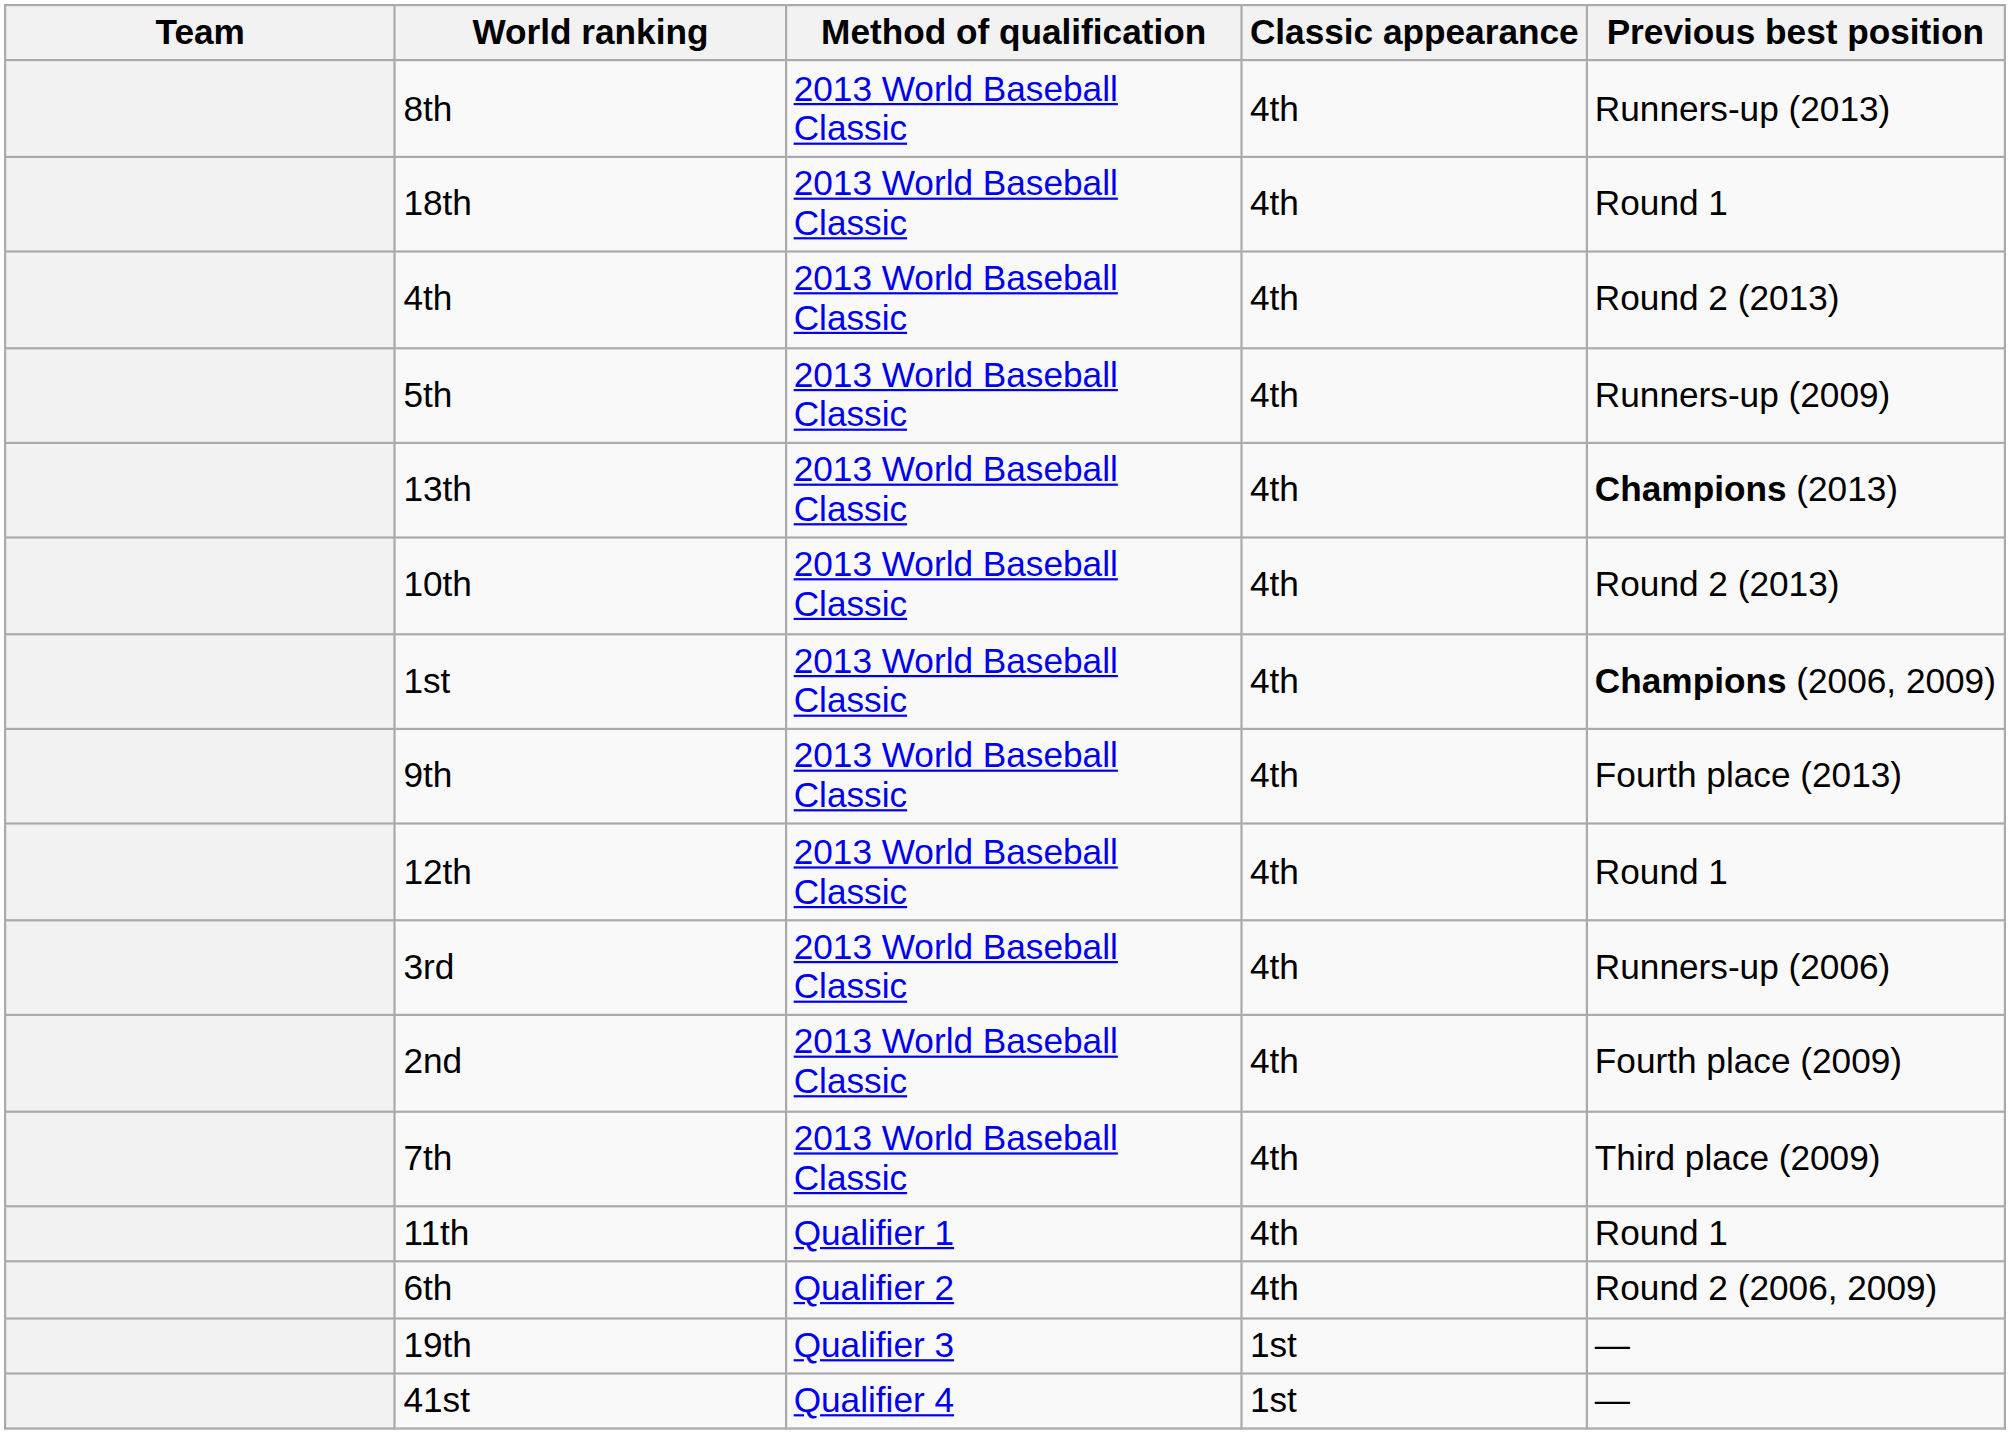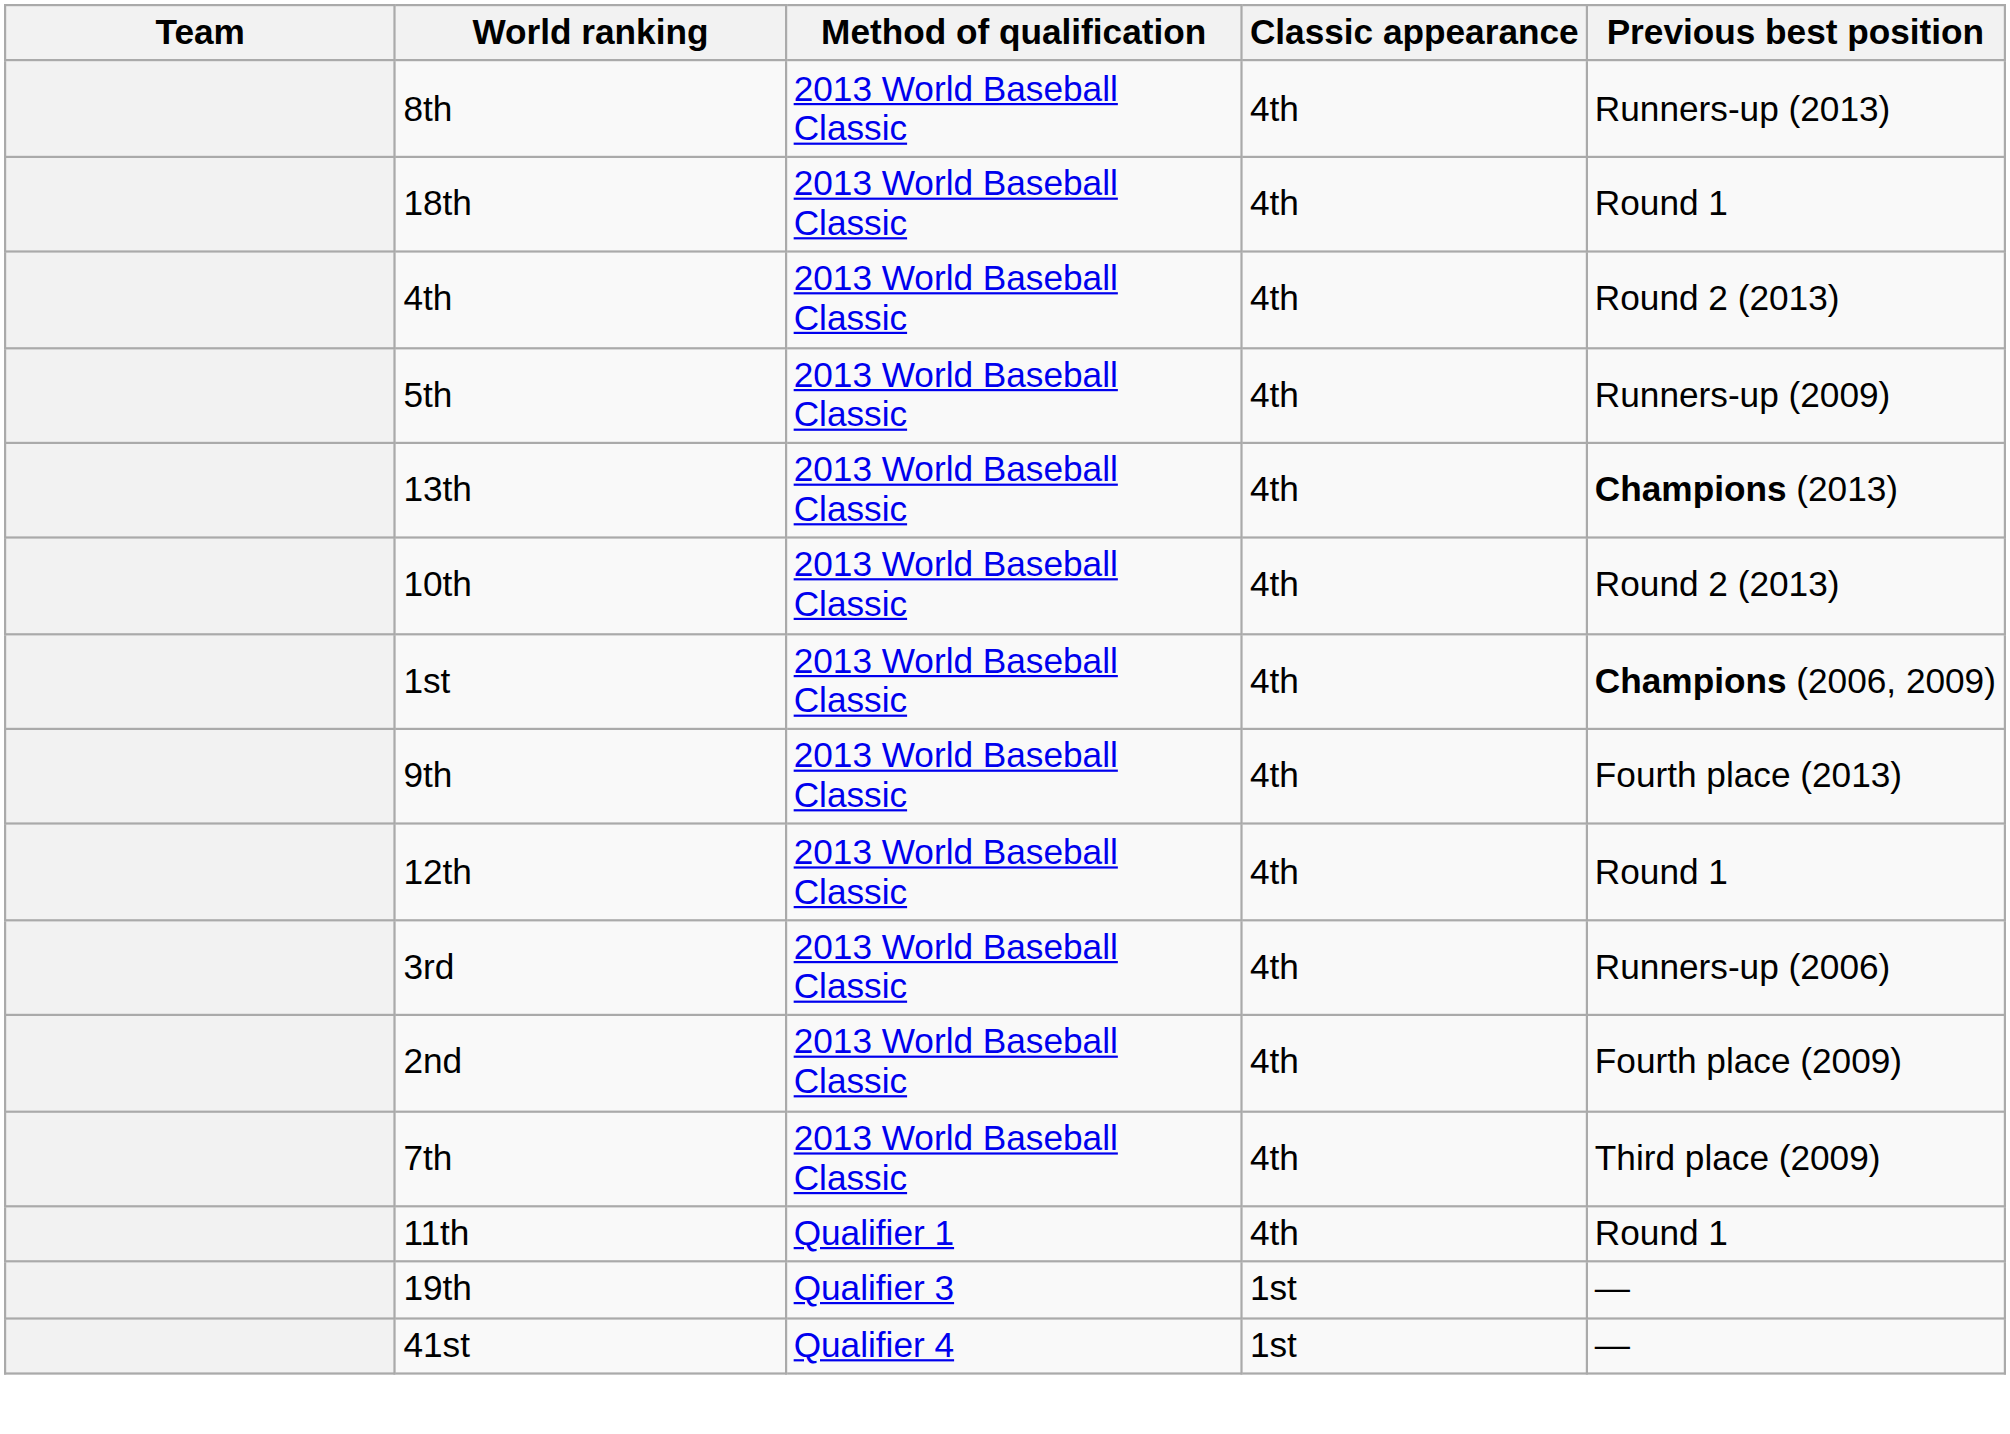- row: (428, 1289)
